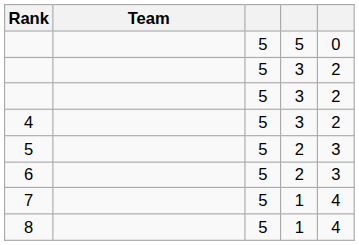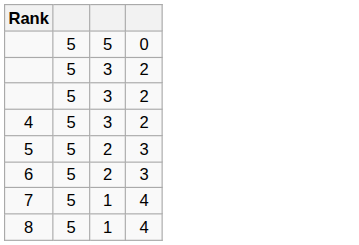- column: (149, 18)
